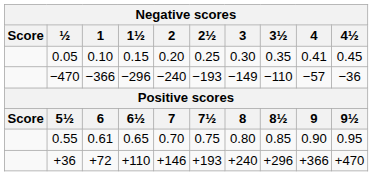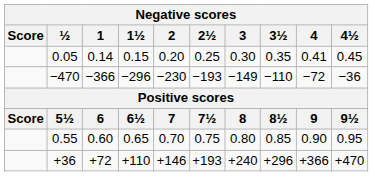(100, 56) 0.10 -> (100, 56) 0.14
(172, 77) −240 -> (172, 77) −230
(314, 77) −57 -> (314, 77) −72
(100, 139) 0.61 -> (100, 139) 0.60
